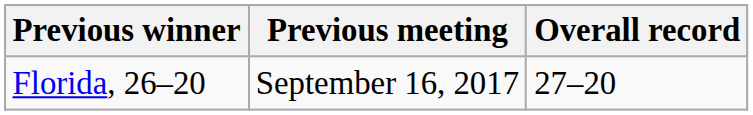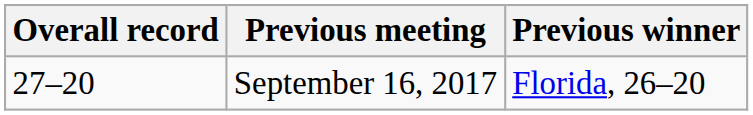columns swapped: (637, 30) <-> (127, 30)
